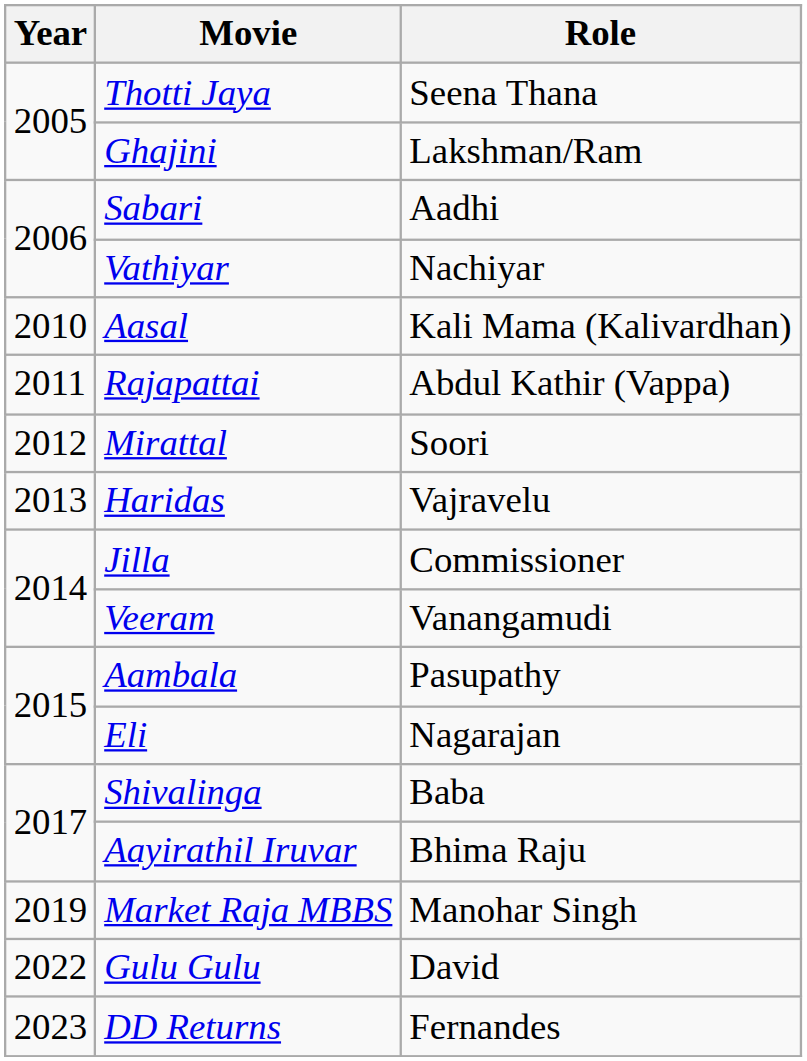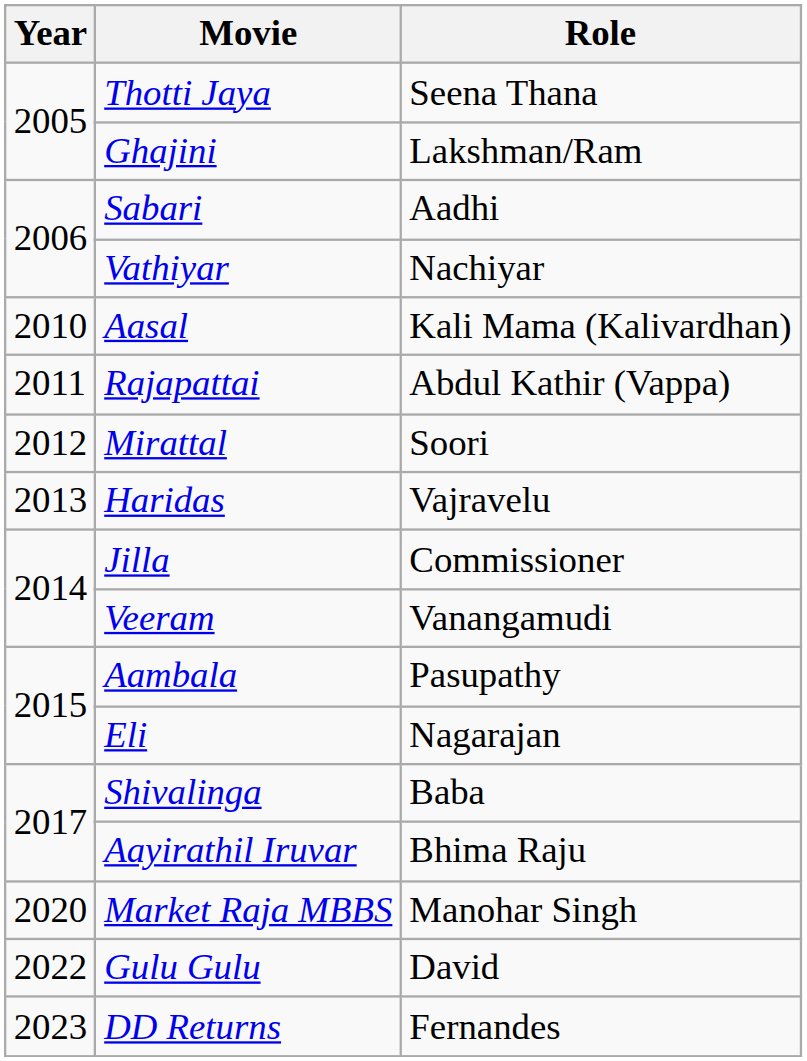(50, 909) 2019 -> (50, 909) 2020
